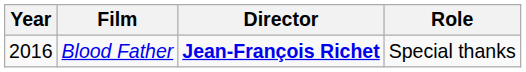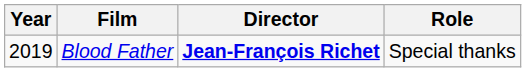(31, 50) 2016 -> (31, 50) 2019
